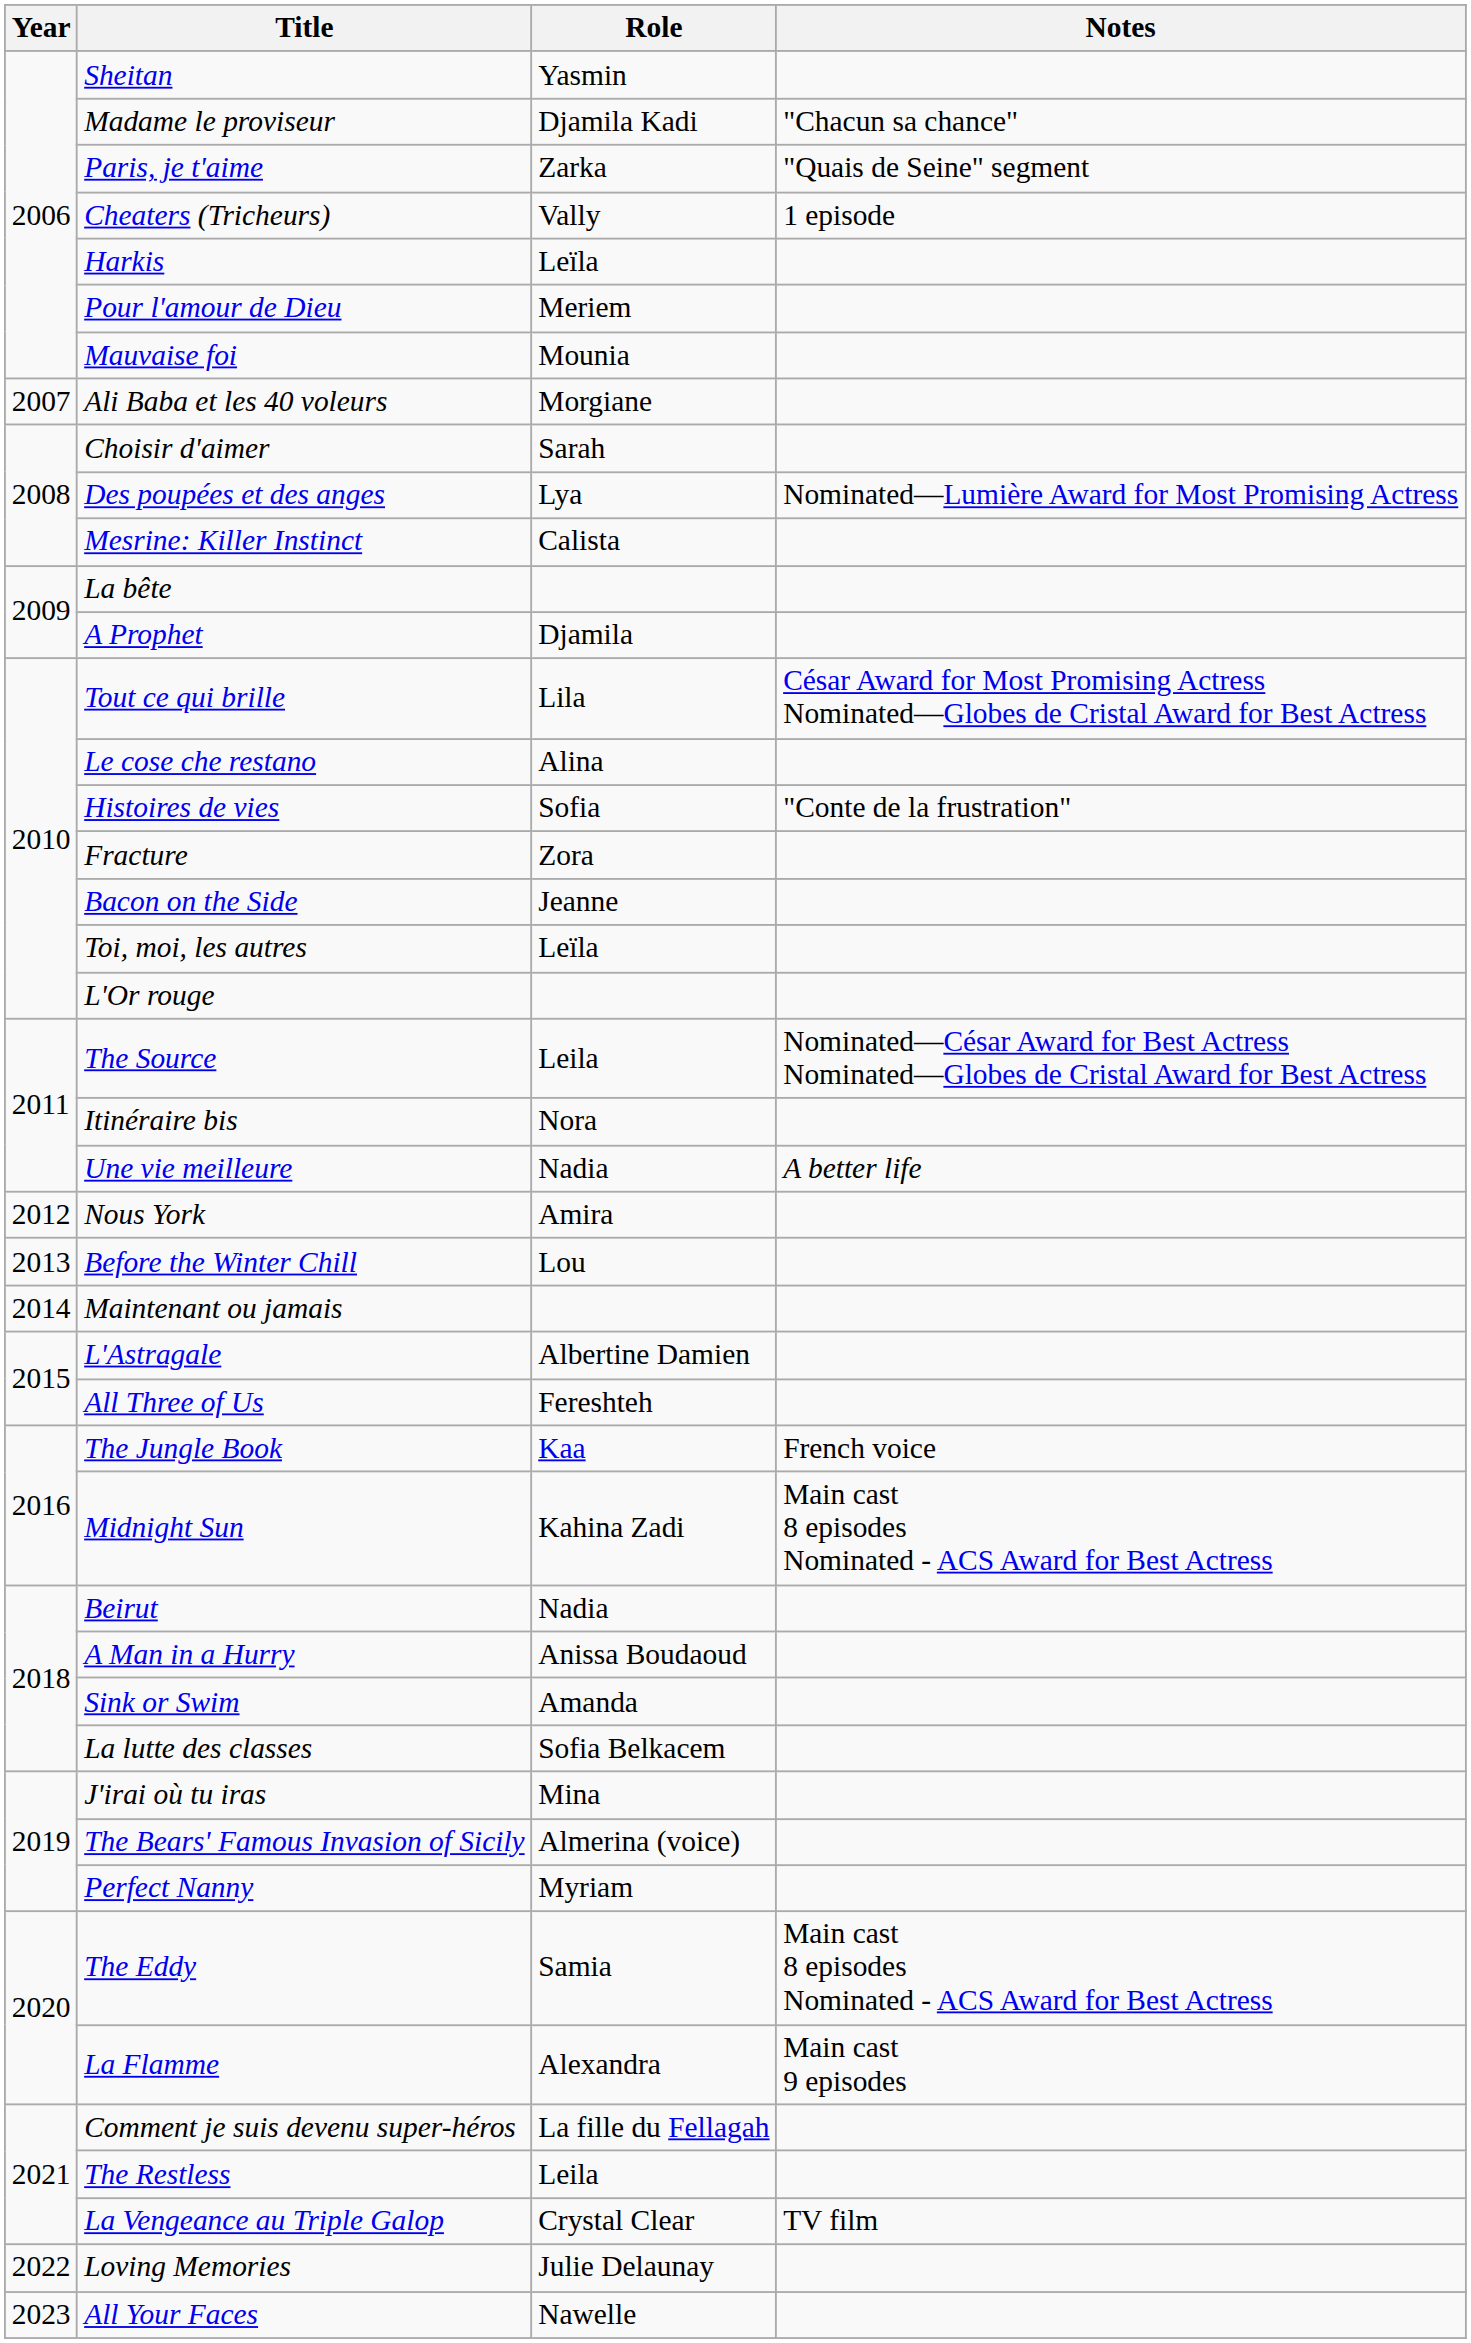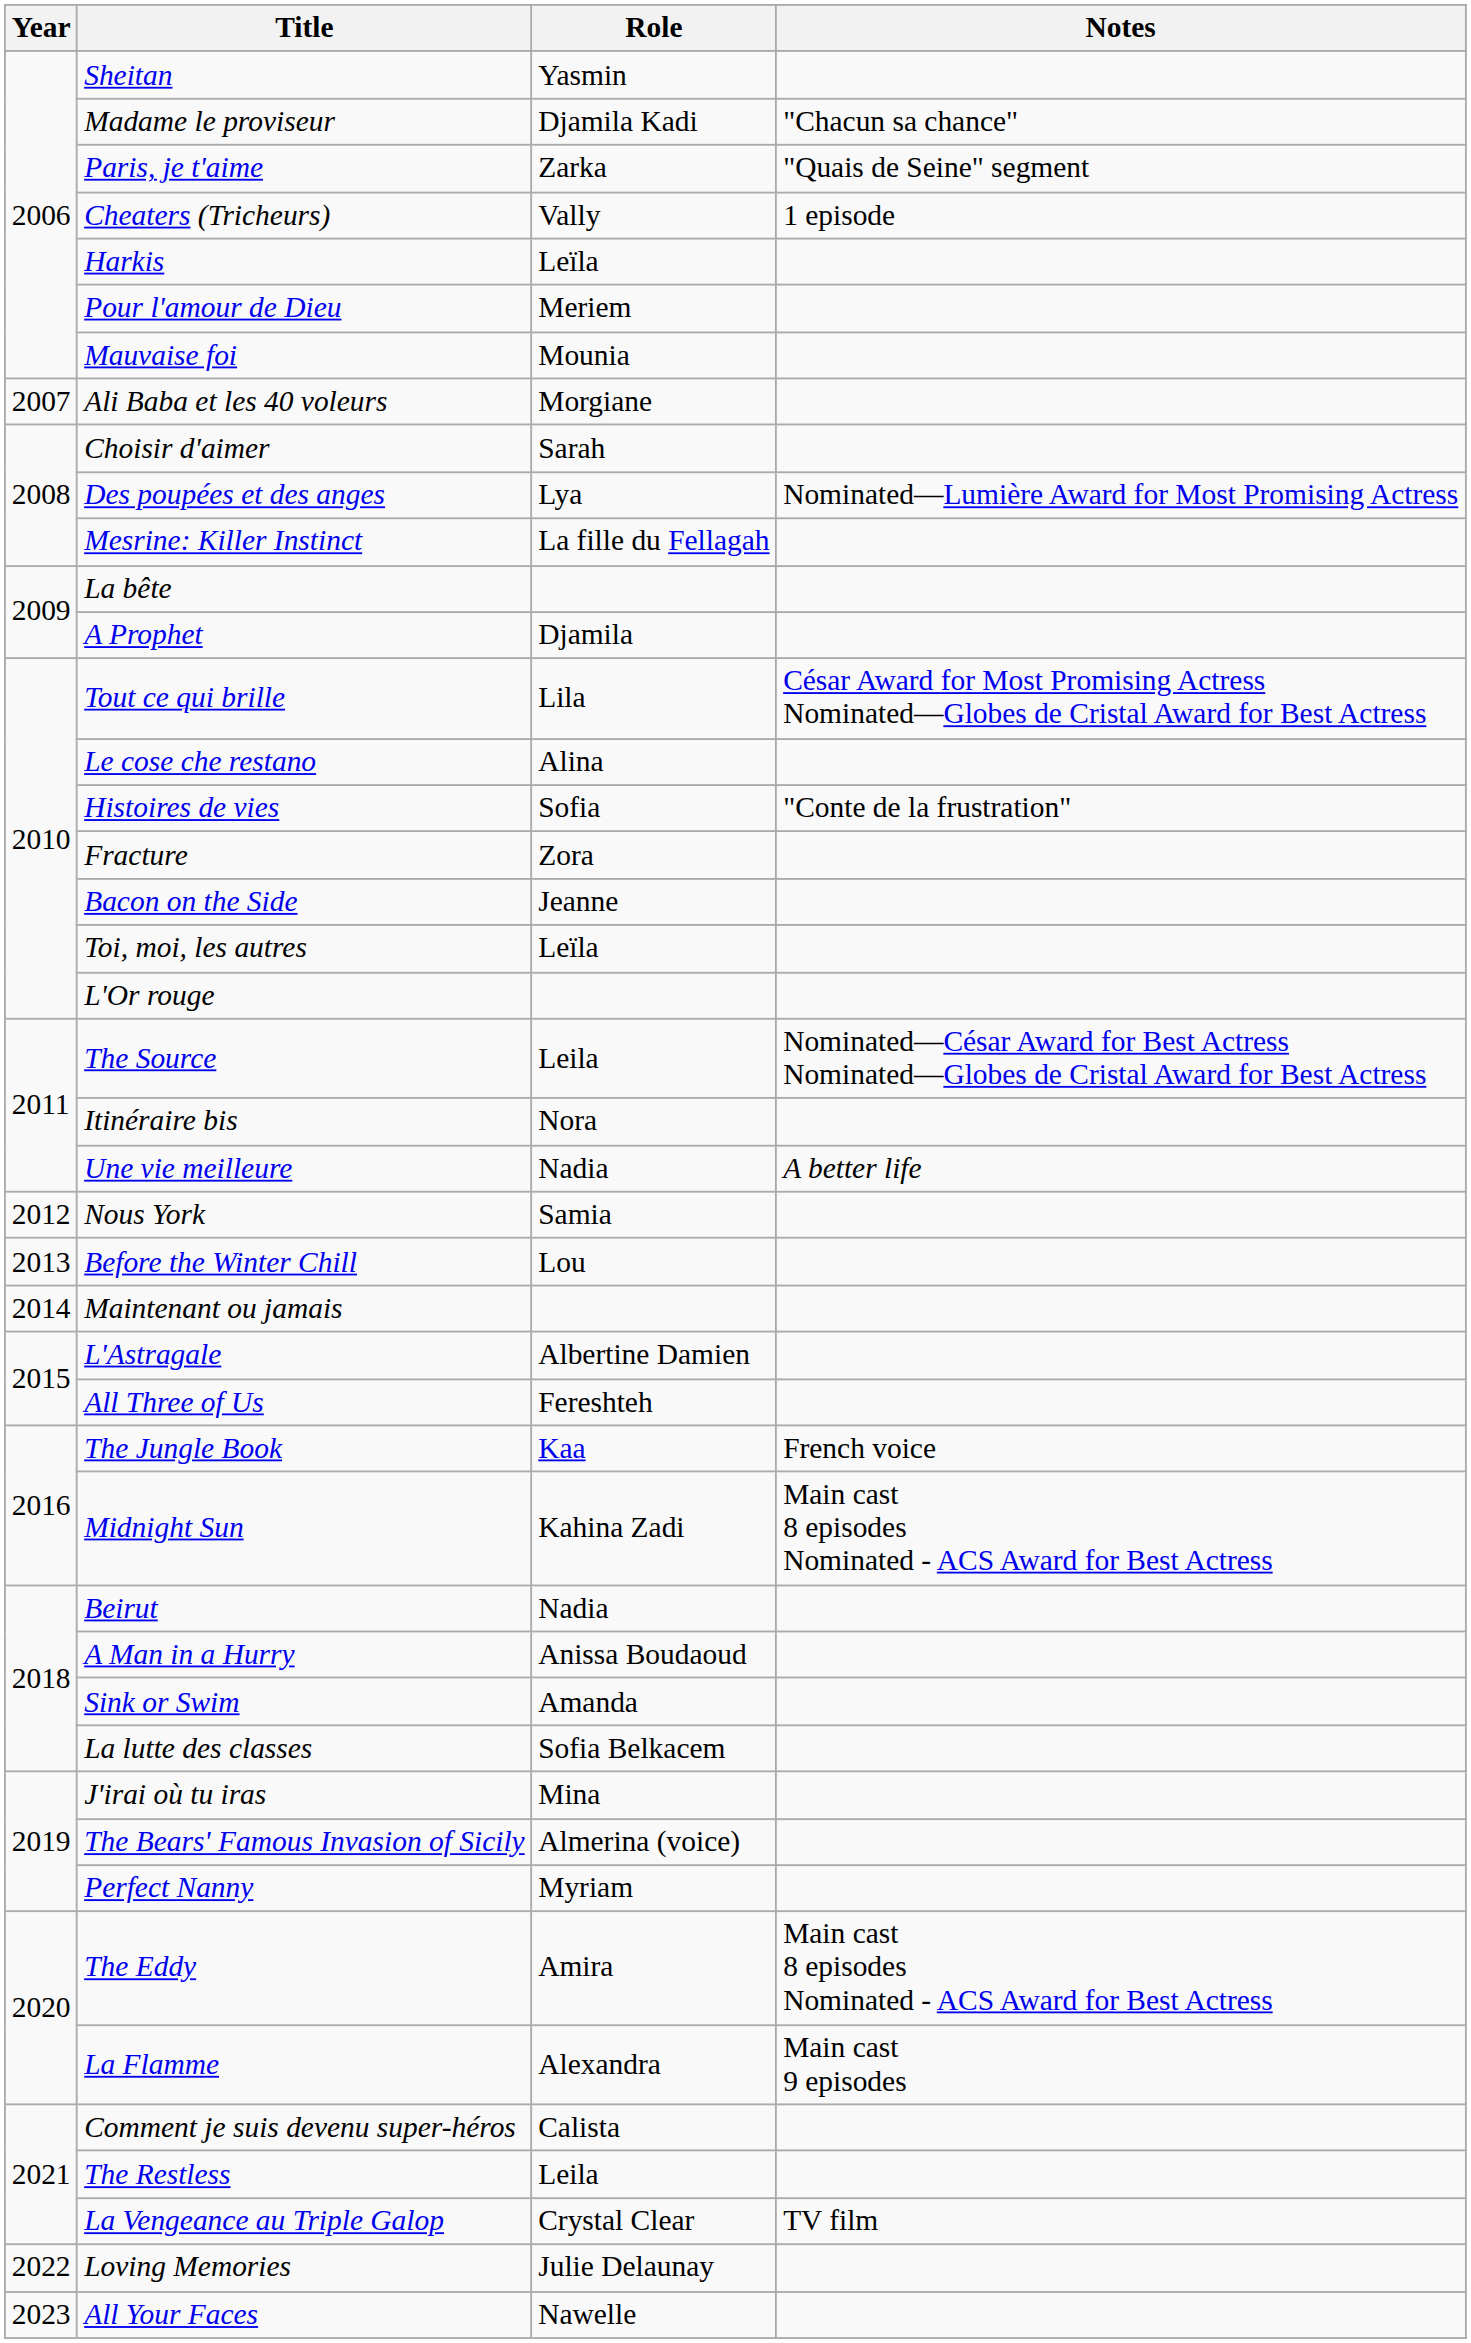(579, 541) Calista -> (654, 541) La fille du Fellagah
(576, 1214) Amira -> (575, 1214) Samia
(575, 1967) Samia -> (576, 1967) Amira
(654, 2127) La fille du Fellagah -> (579, 2127) Calista
